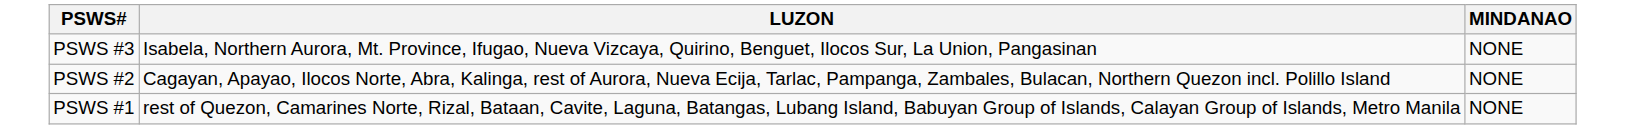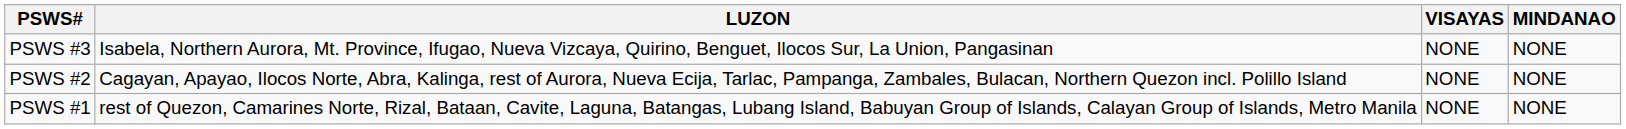+ column: (1465, 19)
